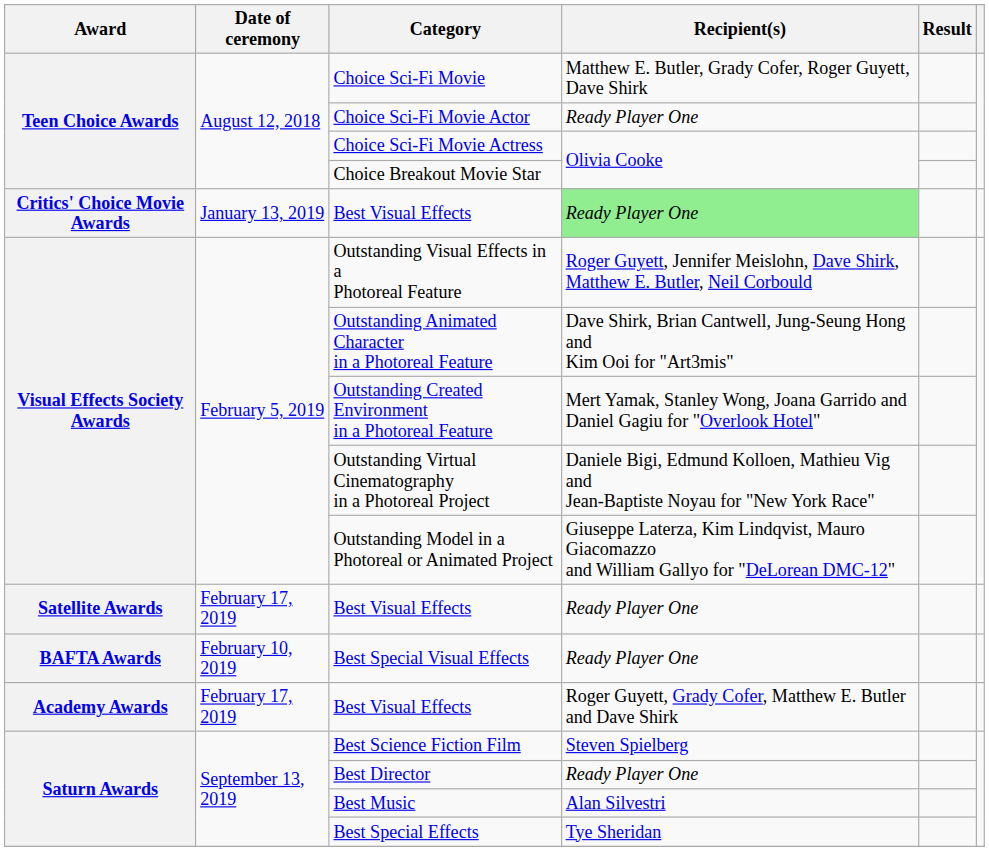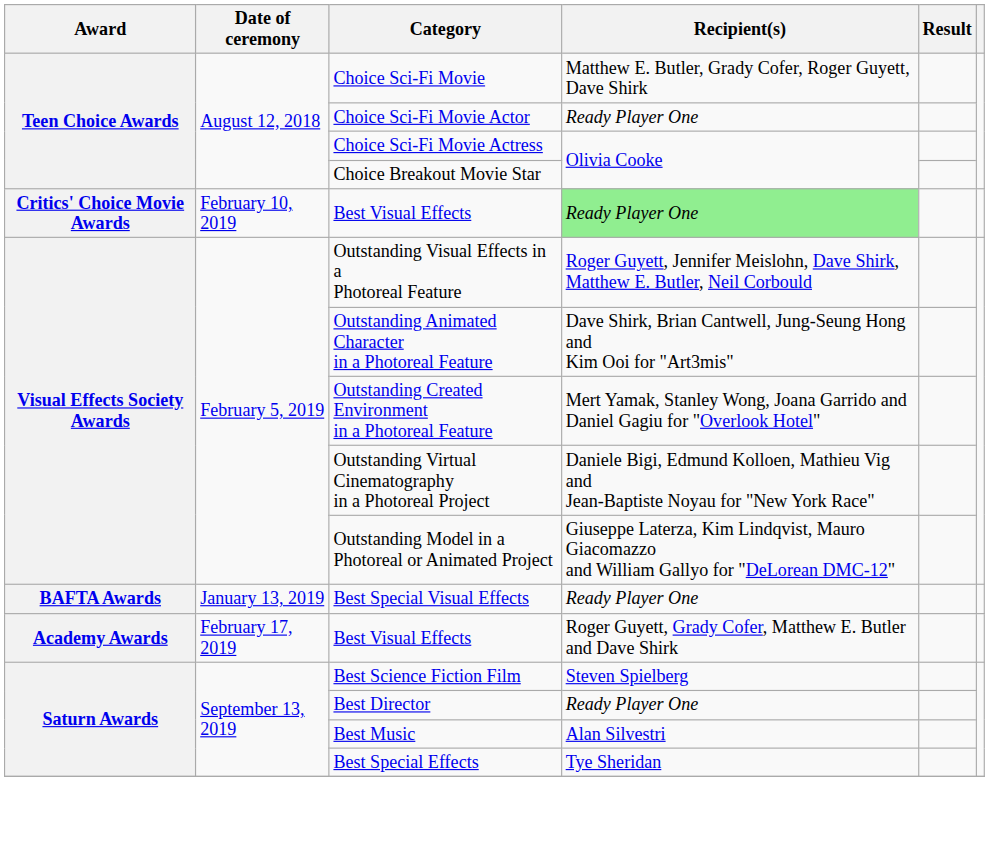(262, 213) January 13, 2019 -> (246, 213) February 10, 2019
- row: (100, 608)
(246, 657) February 10, 2019 -> (262, 598) January 13, 2019
